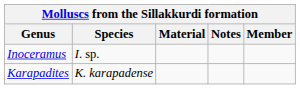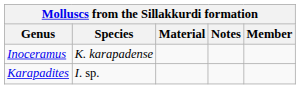(87, 53) I. sp. -> (114, 53) K. karapadense
(114, 73) K. karapadense -> (87, 73) I. sp.
